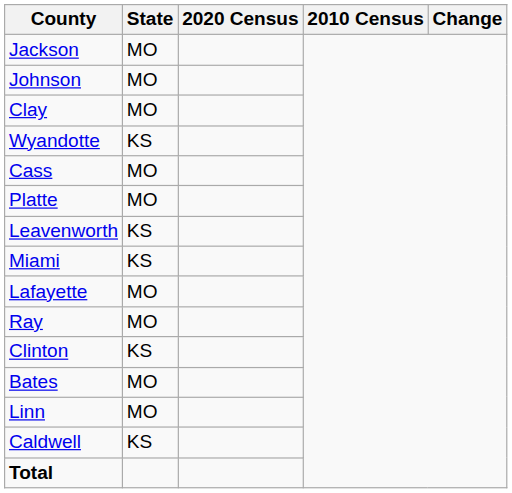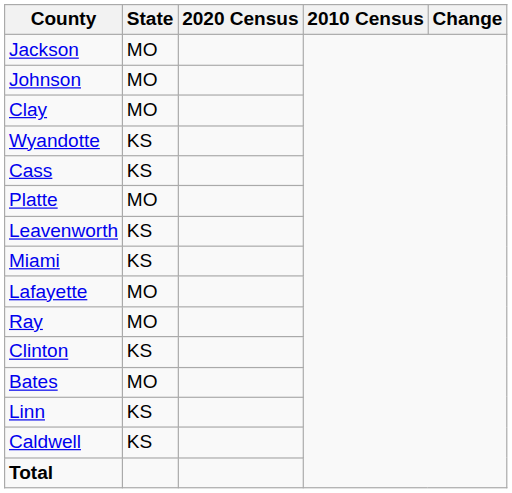(142, 170) MO -> (139, 170) KS
(142, 412) MO -> (139, 412) KS
